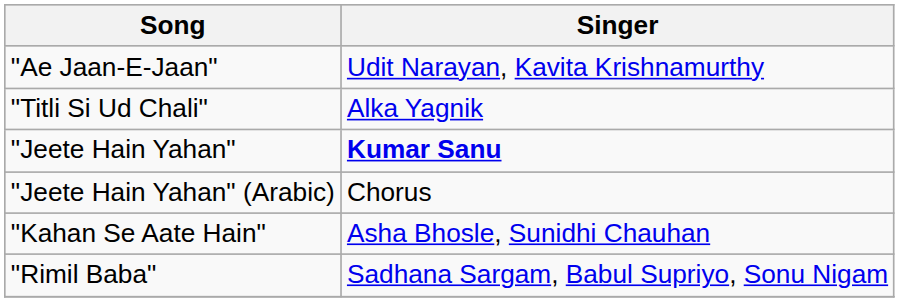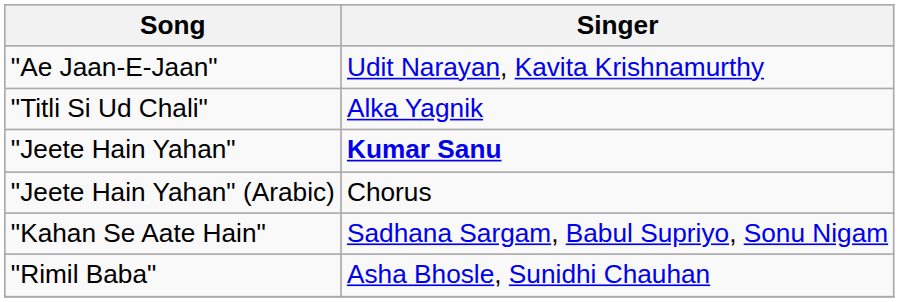(529, 233) Asha Bhosle, Sunidhi Chauhan -> (618, 233) Sadhana Sargam, Babul Supriyo, Sonu Nigam
(618, 274) Sadhana Sargam, Babul Supriyo, Sonu Nigam -> (529, 274) Asha Bhosle, Sunidhi Chauhan
